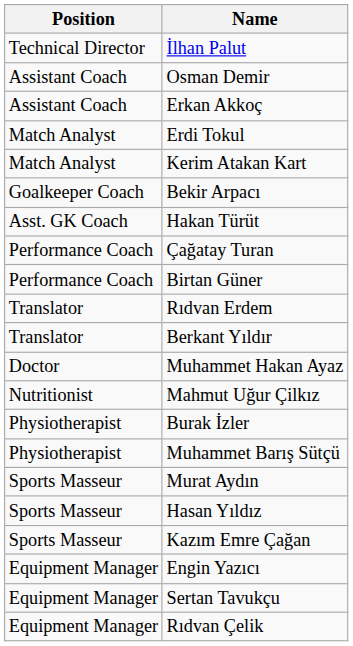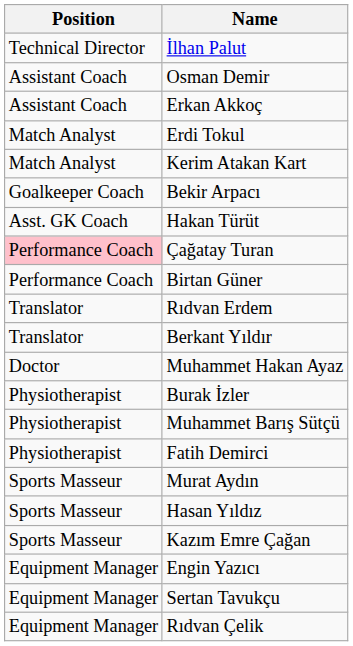(81, 250) no background -> (81, 250) pink background
- row: (243, 395)
+ row: (218, 452)
